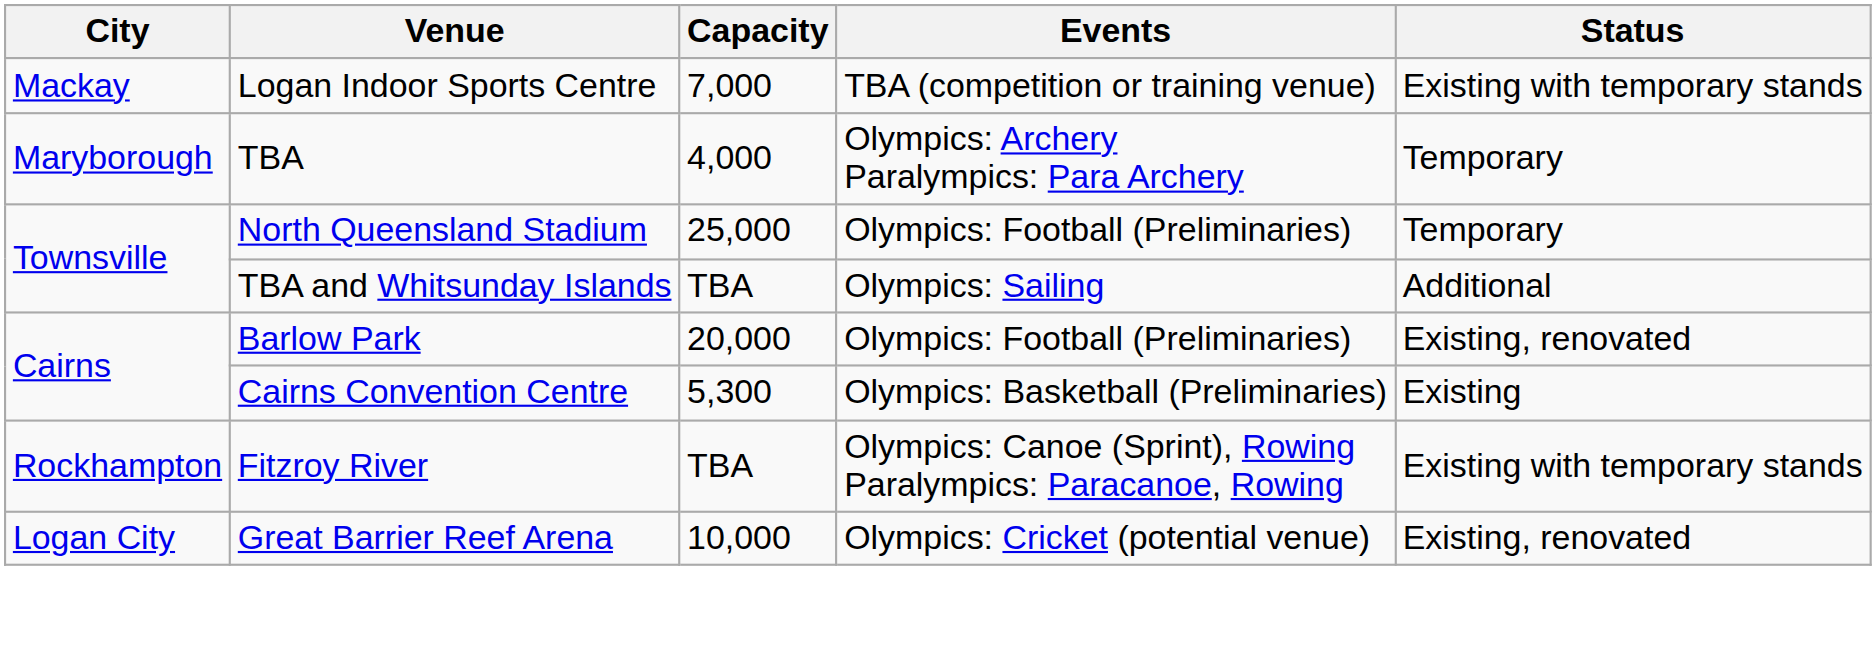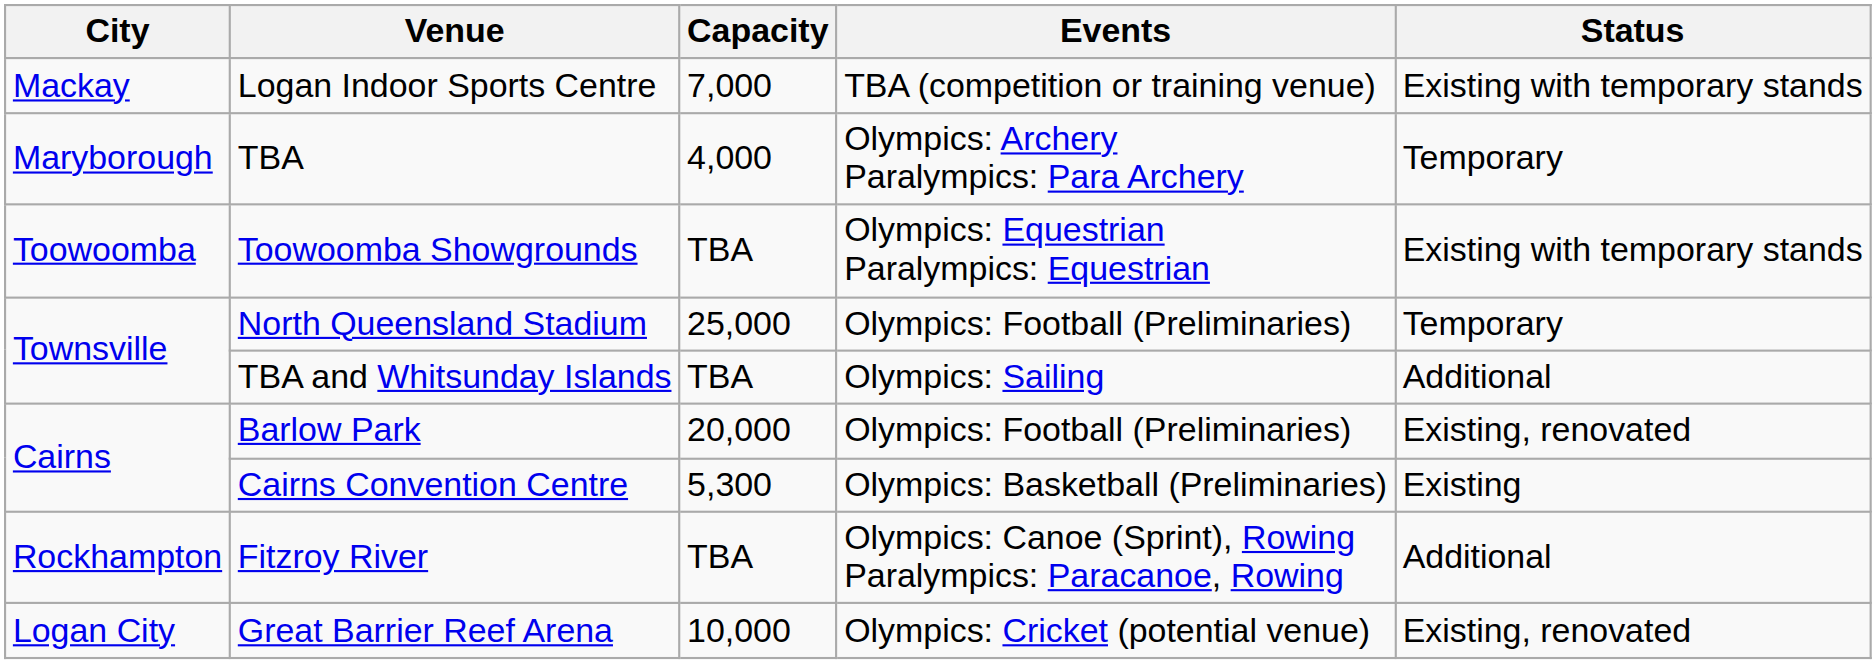+ row: (438, 250)
(1633, 465) Existing with temporary stands -> (1477, 557) Additional
